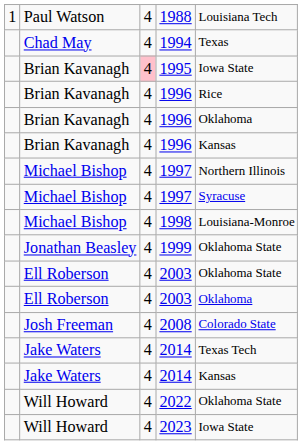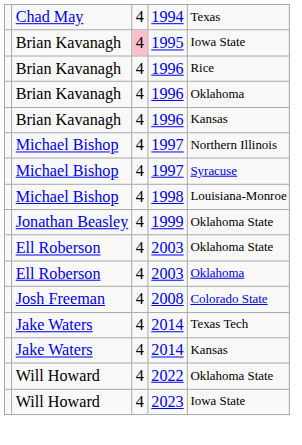- row: (64, 17)
